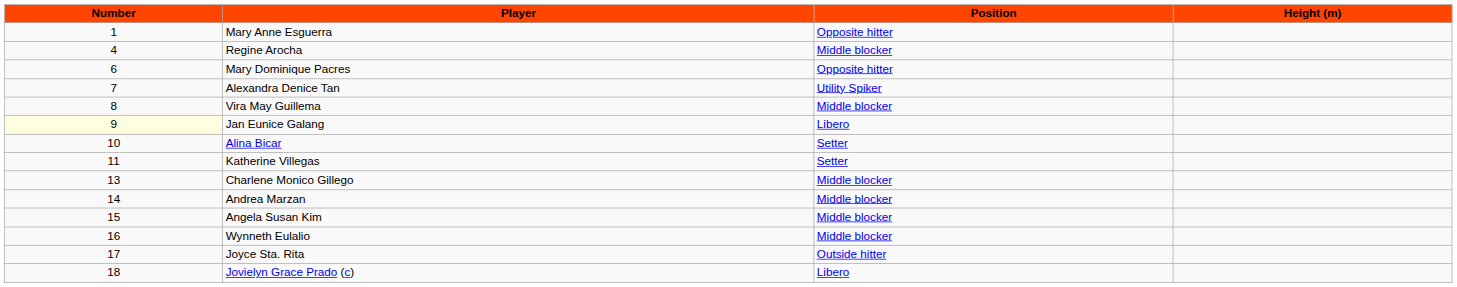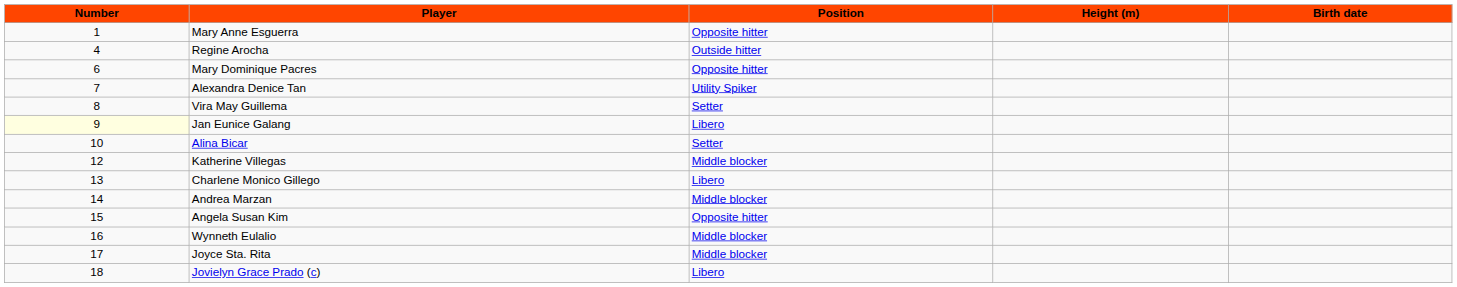+ column: (1340, 13)
(854, 50) Middle blocker -> (726, 50) Outside hitter
(854, 106) Middle blocker -> (707, 106) Setter
(114, 161) 11 -> (97, 161) 12
(832, 161) Setter -> (729, 161) Middle blocker
(854, 180) Middle blocker -> (708, 180) Libero
(854, 217) Middle blocker -> (730, 217) Opposite hitter
(852, 254) Outside hitter -> (729, 254) Middle blocker
